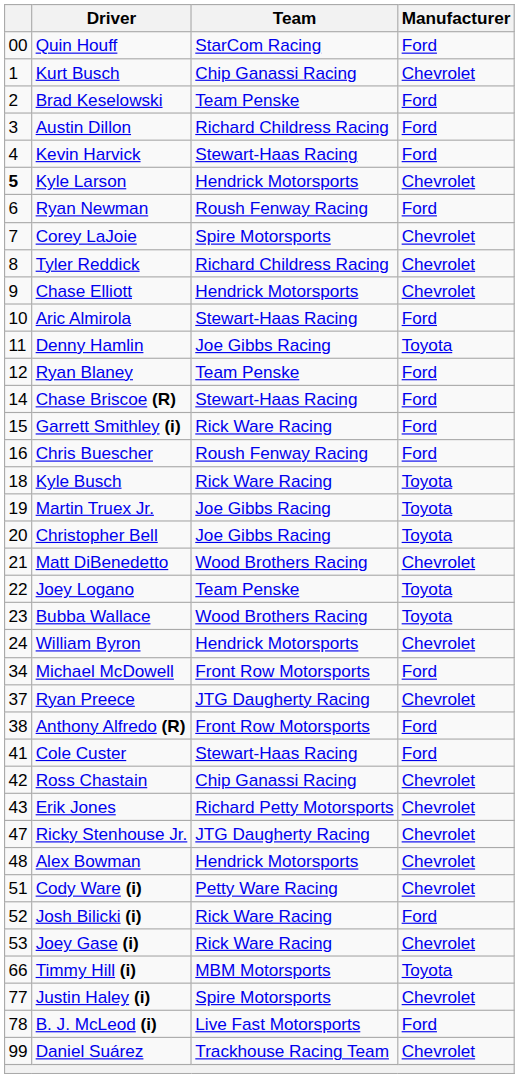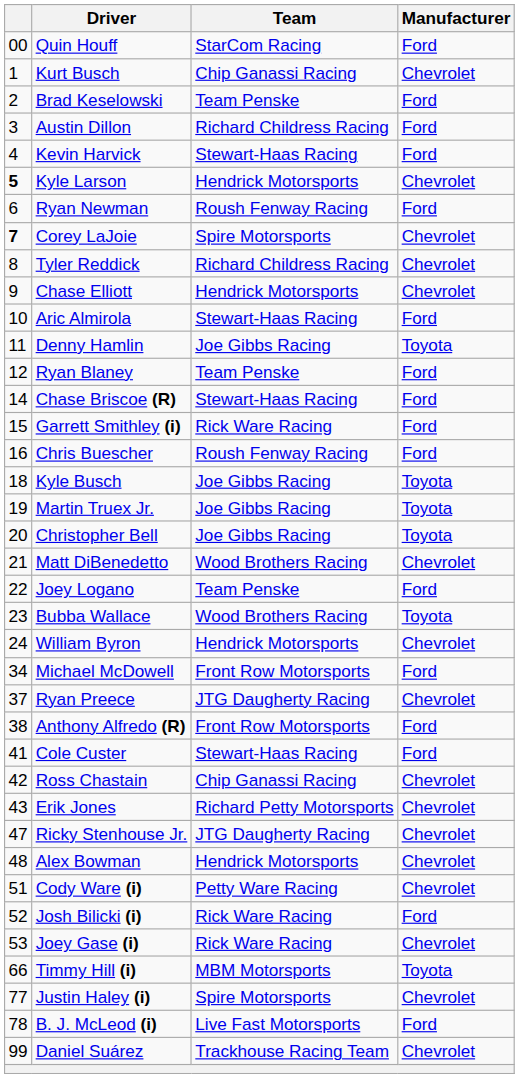(13, 236) normal -> (13, 236) bold
(264, 481) Rick Ware Racing -> (263, 481) Joe Gibbs Racing
(427, 589) Toyota -> (419, 589) Ford
